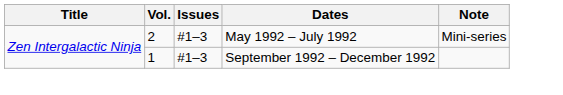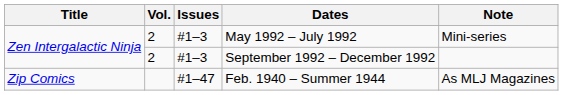(151, 57) 1 -> (151, 57) 2
+ row: (305, 79)
